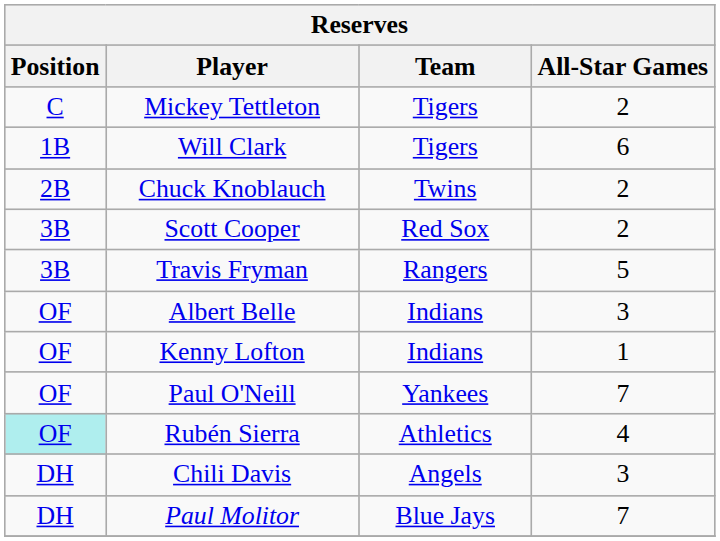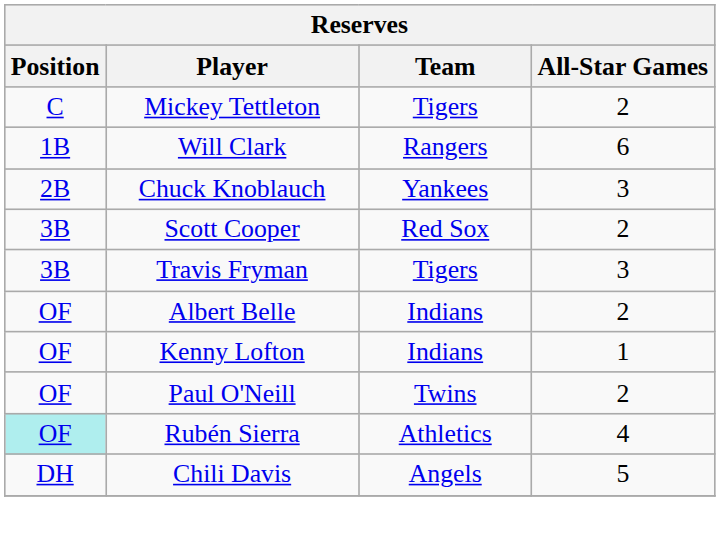(445, 147) Tigers -> (445, 147) Rangers
(445, 188) Twins -> (445, 188) Yankees
(623, 188) 2 -> (623, 188) 3
(445, 270) Rangers -> (445, 270) Tigers
(623, 270) 5 -> (623, 270) 3
(623, 310) 3 -> (623, 310) 2
(445, 392) Yankees -> (445, 392) Twins
(623, 392) 7 -> (623, 392) 2
(623, 474) 3 -> (623, 474) 5
- row: (232, 515)
